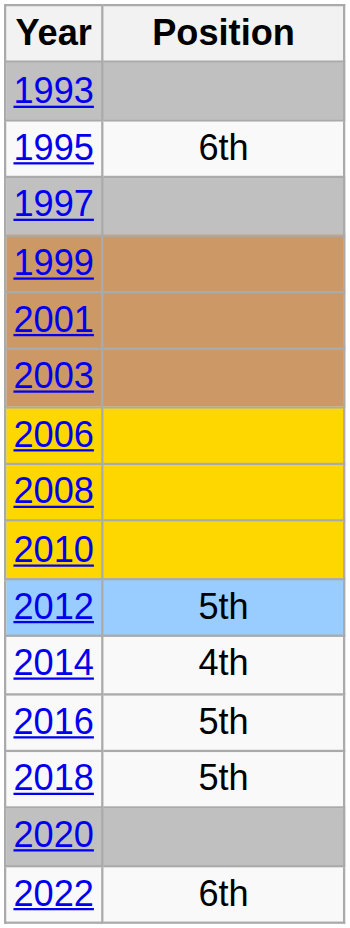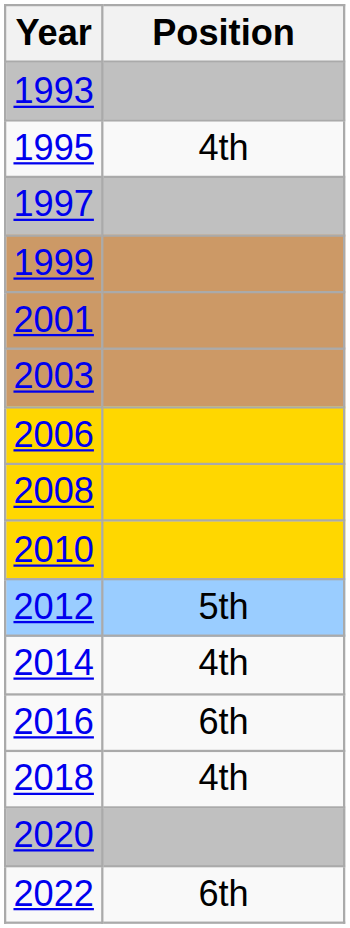(224, 147) 6th -> (224, 147) 4th
(224, 721) 5th -> (224, 721) 6th
(224, 778) 5th -> (224, 778) 4th
